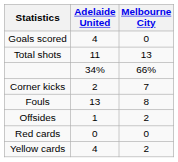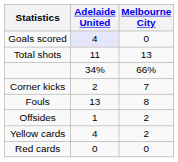(95, 39) no background -> (95, 39) lavender background
rows swapped: (38, 149) <-> (38, 133)
